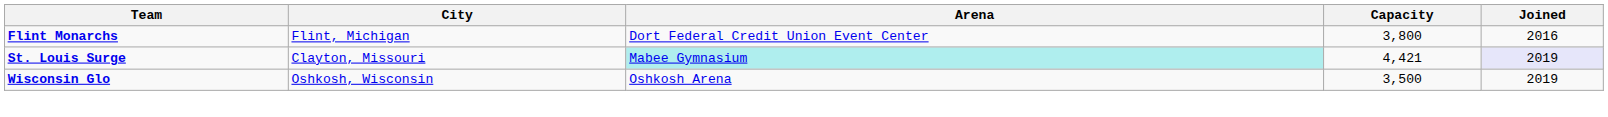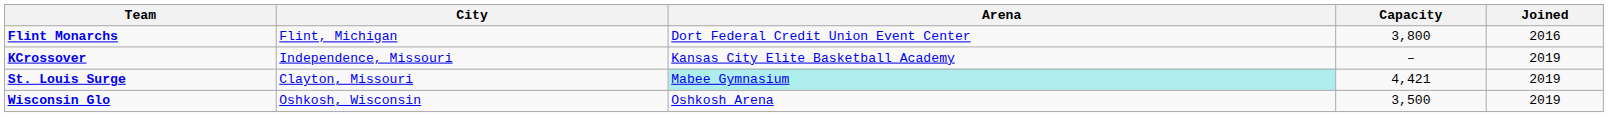+ row: (47, 58)
(1542, 58) lavender background -> (1545, 79) no background
